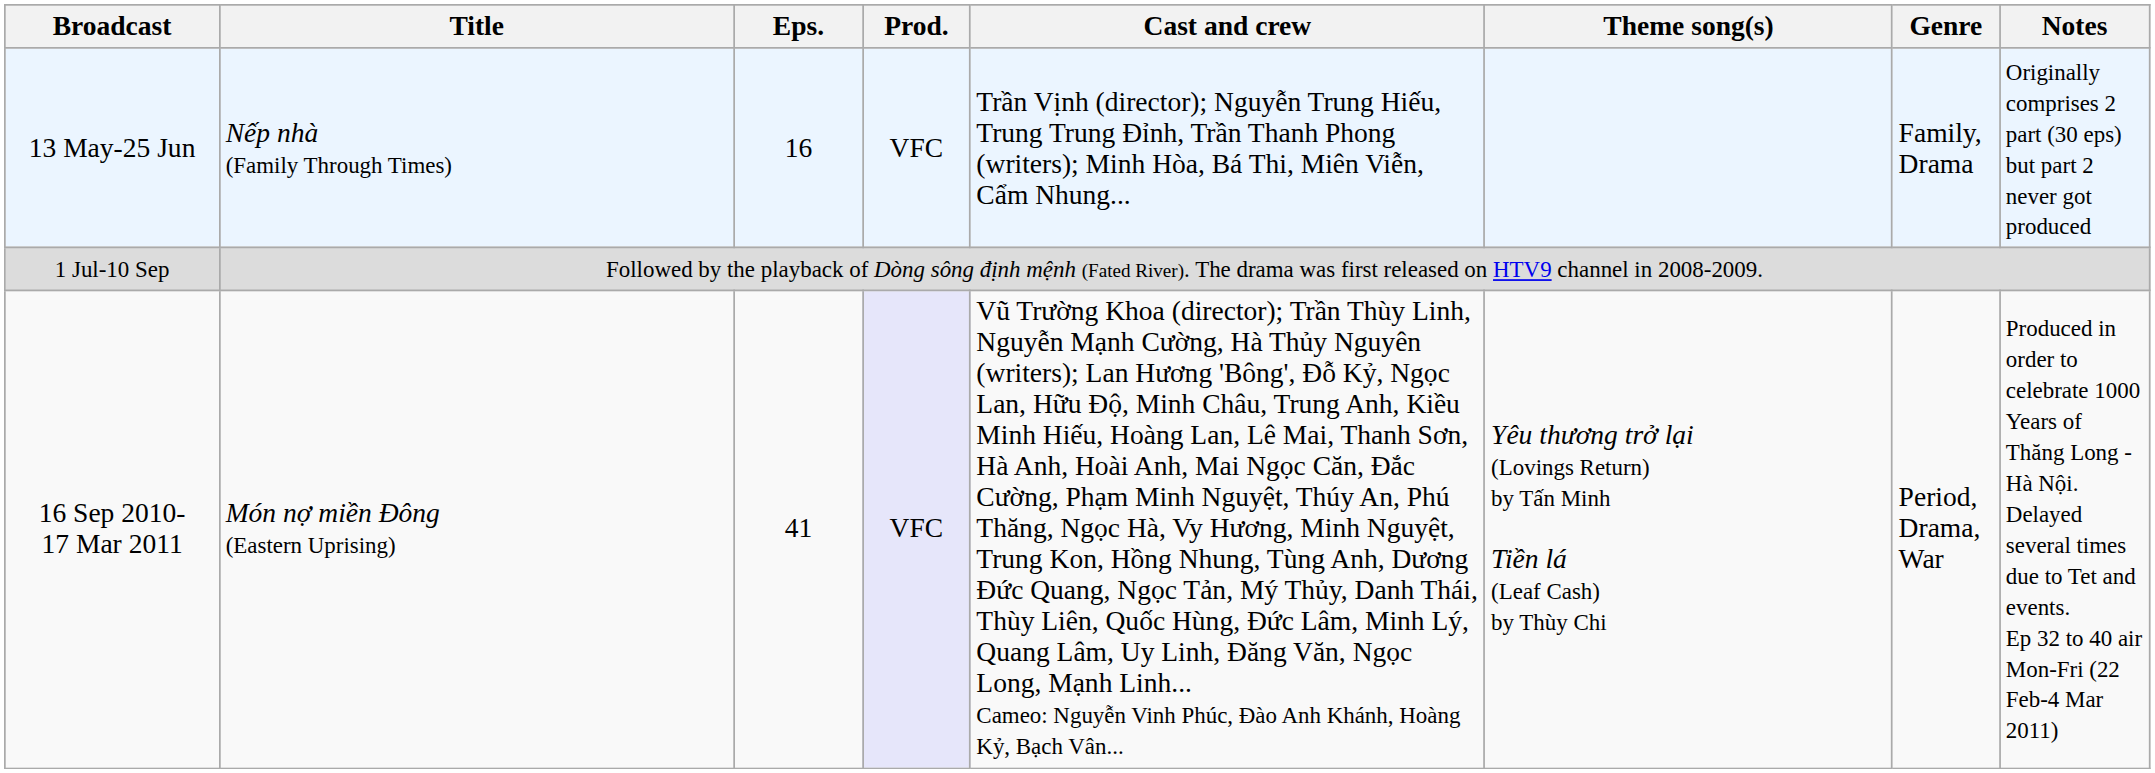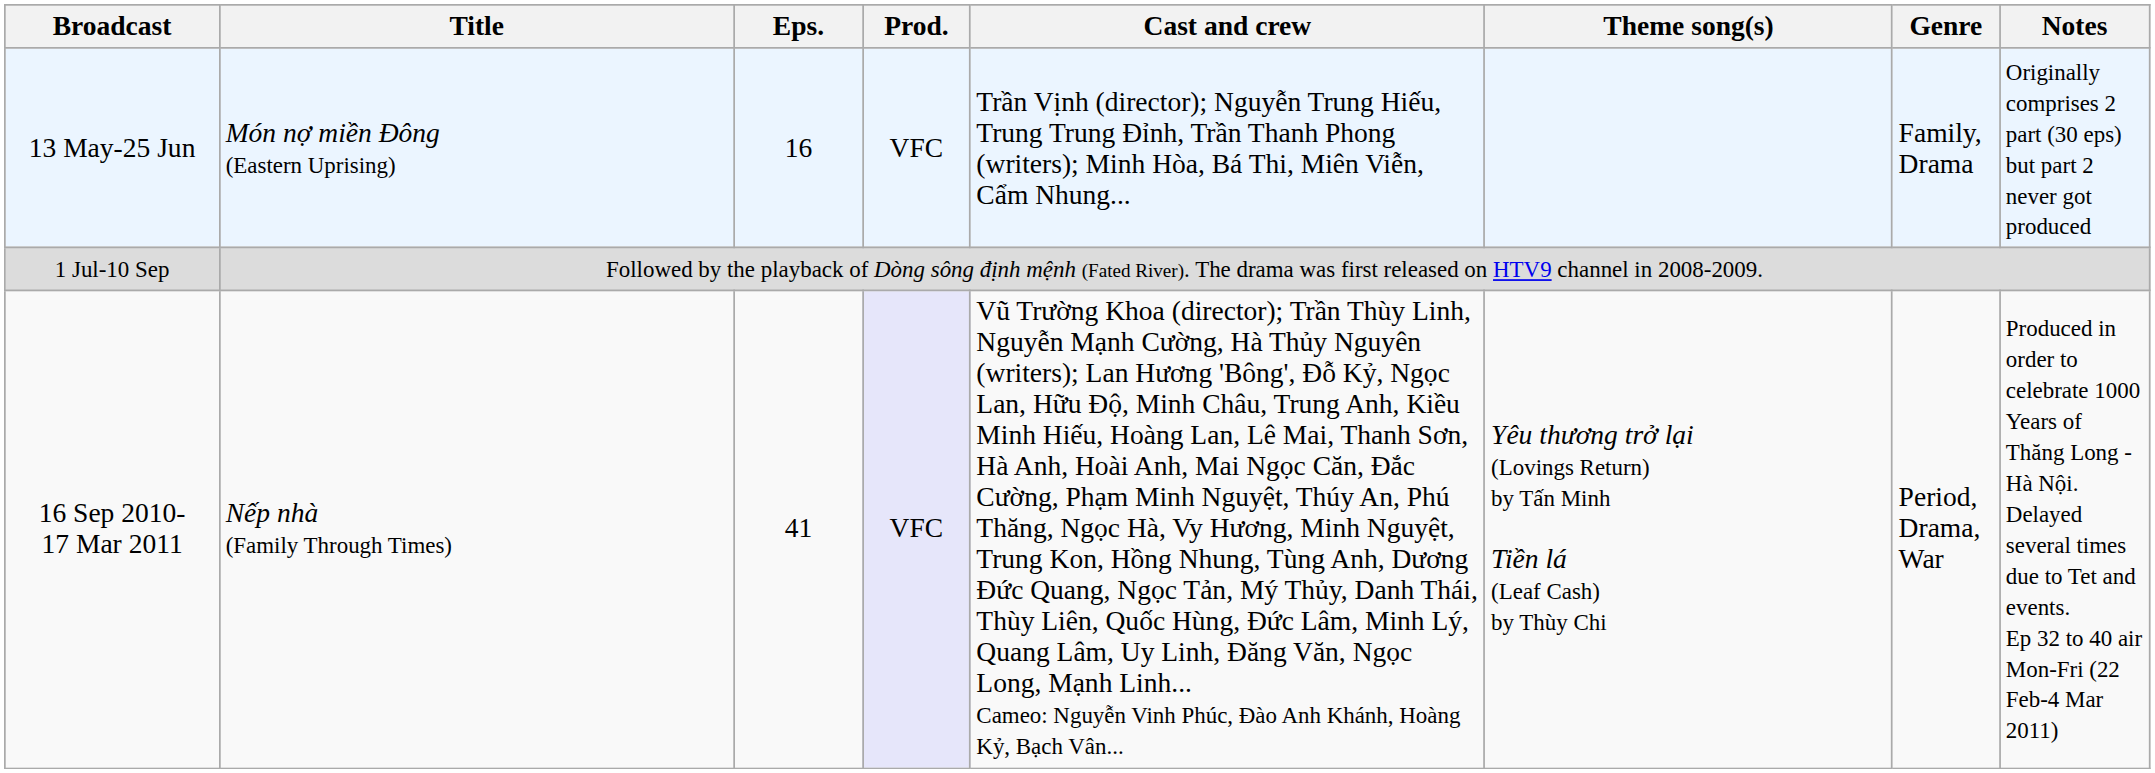(339, 147) Nếp nhà (Family Through Times) -> (333, 147) Món nợ miền Đông (Eastern Uprising)
(333, 528) Món nợ miền Đông (Eastern Uprising) -> (339, 528) Nếp nhà (Family Through Times)
